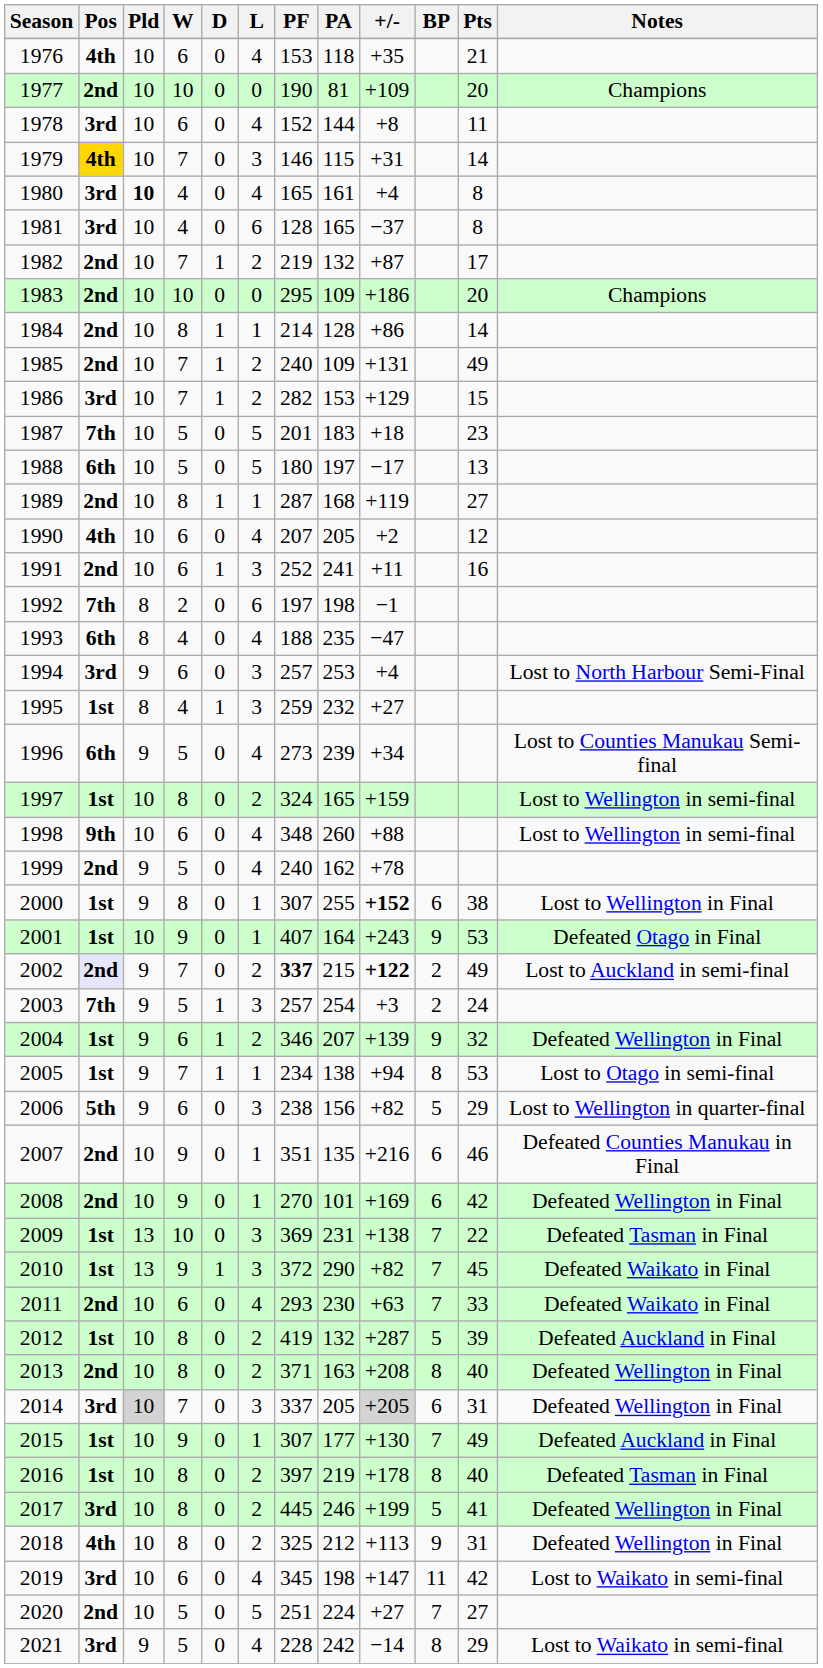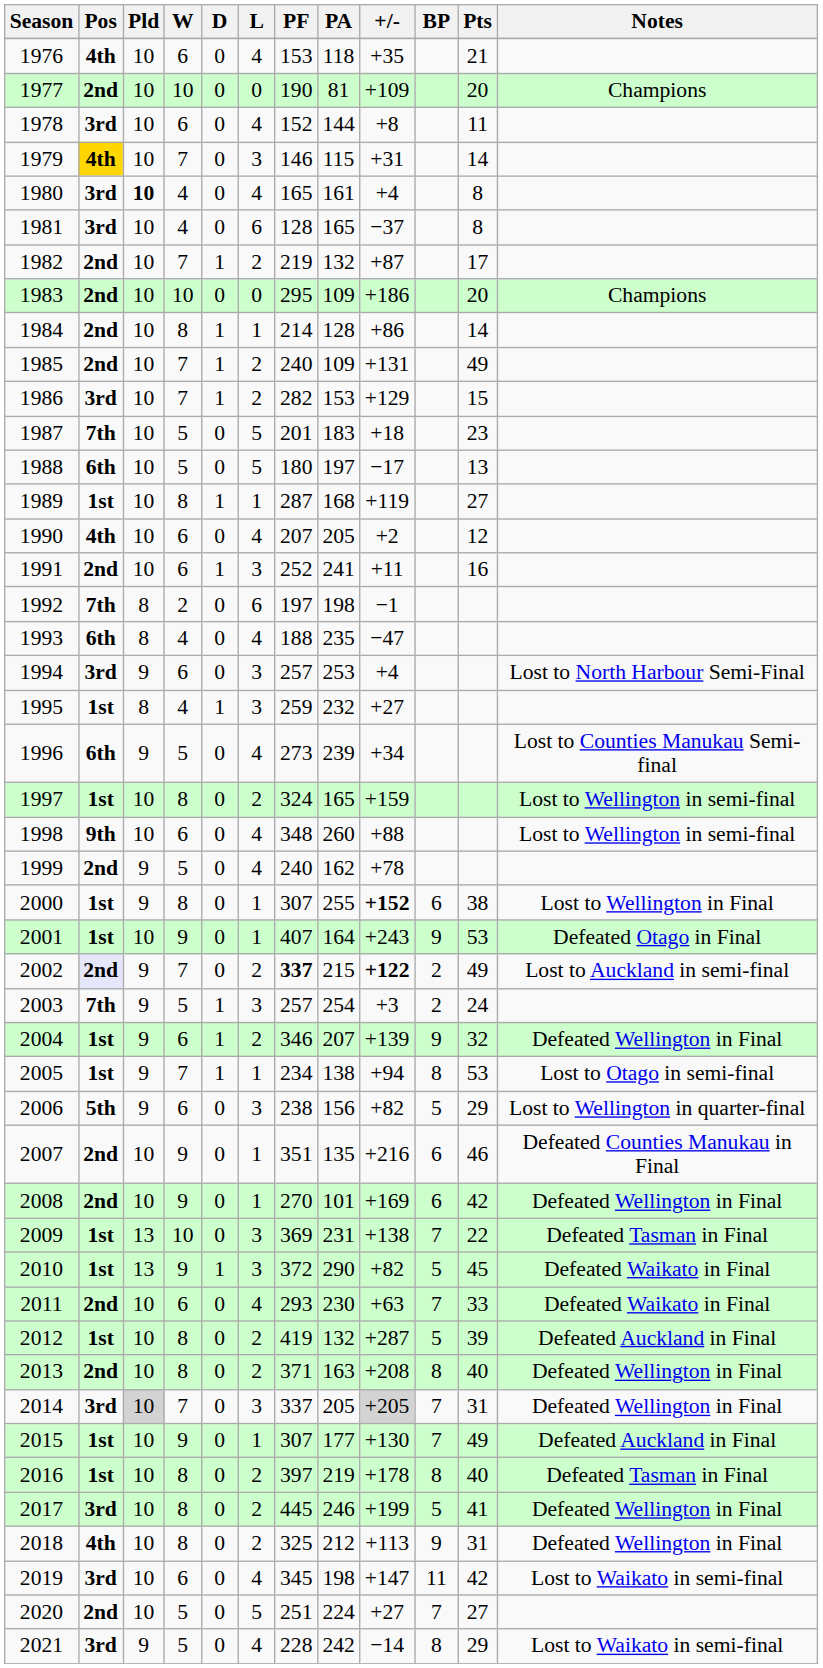(101, 501) 2nd -> (101, 501) 1st
(436, 1269) 7 -> (436, 1269) 5
(436, 1406) 6 -> (436, 1406) 7
